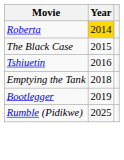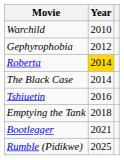+ row: (26, 29)
+ row: (40, 46)
(101, 46) 2015 -> (101, 79) 2014
(101, 96) 2019 -> (101, 130) 2021
